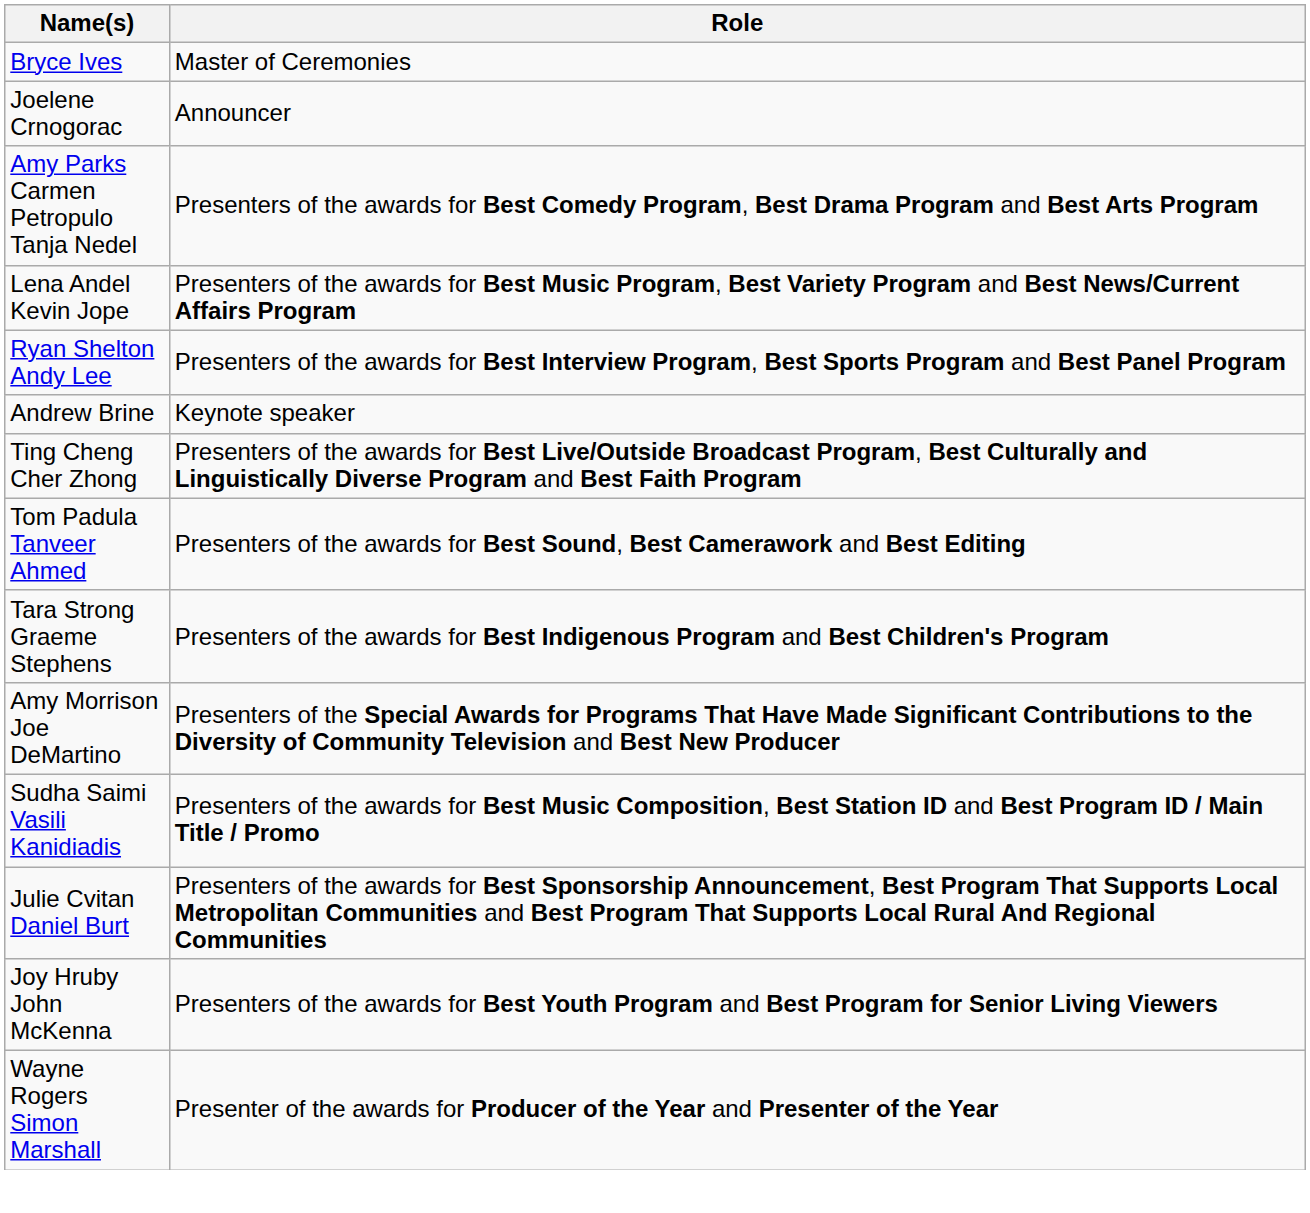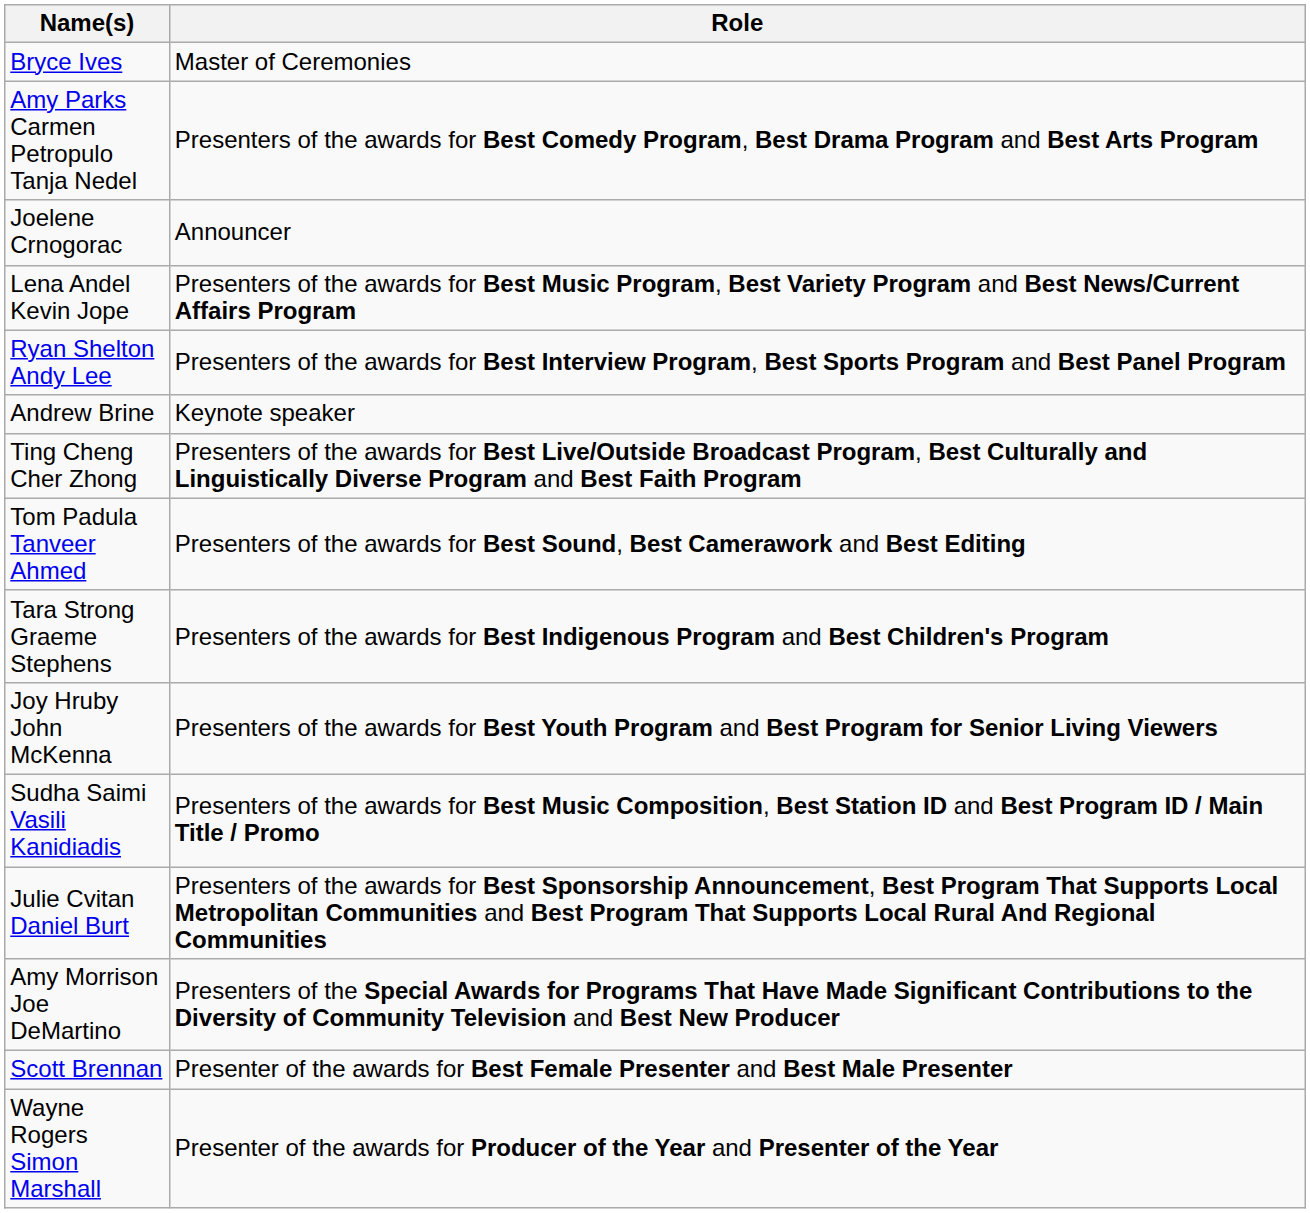rows swapped: (66, 113) <-> (74, 205)
rows swapped: (64, 1004) <-> (84, 728)
+ row: (86, 1069)
